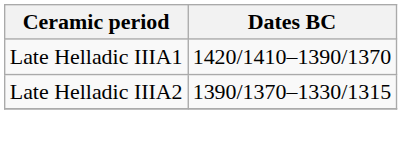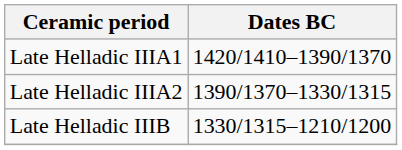+ row: (90, 126)
